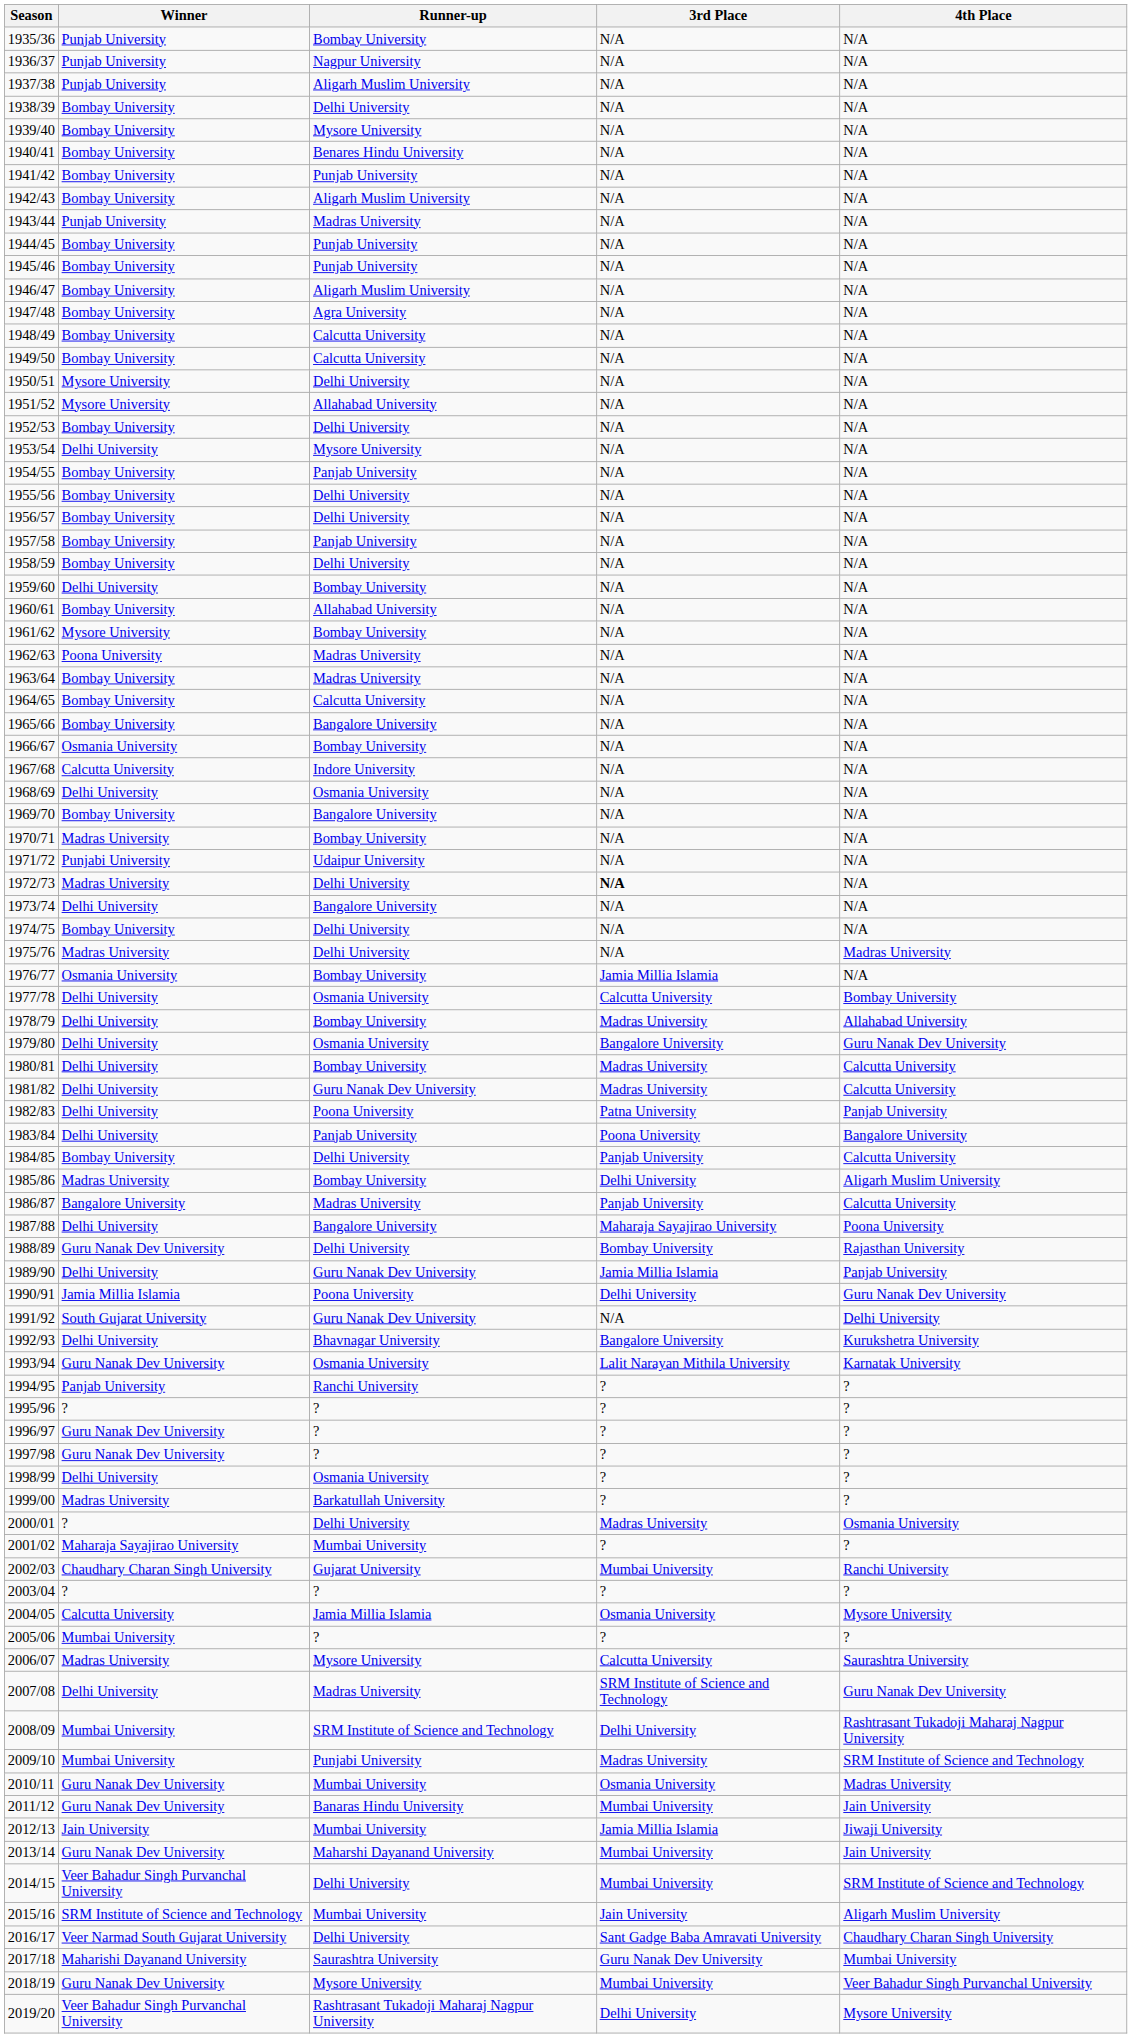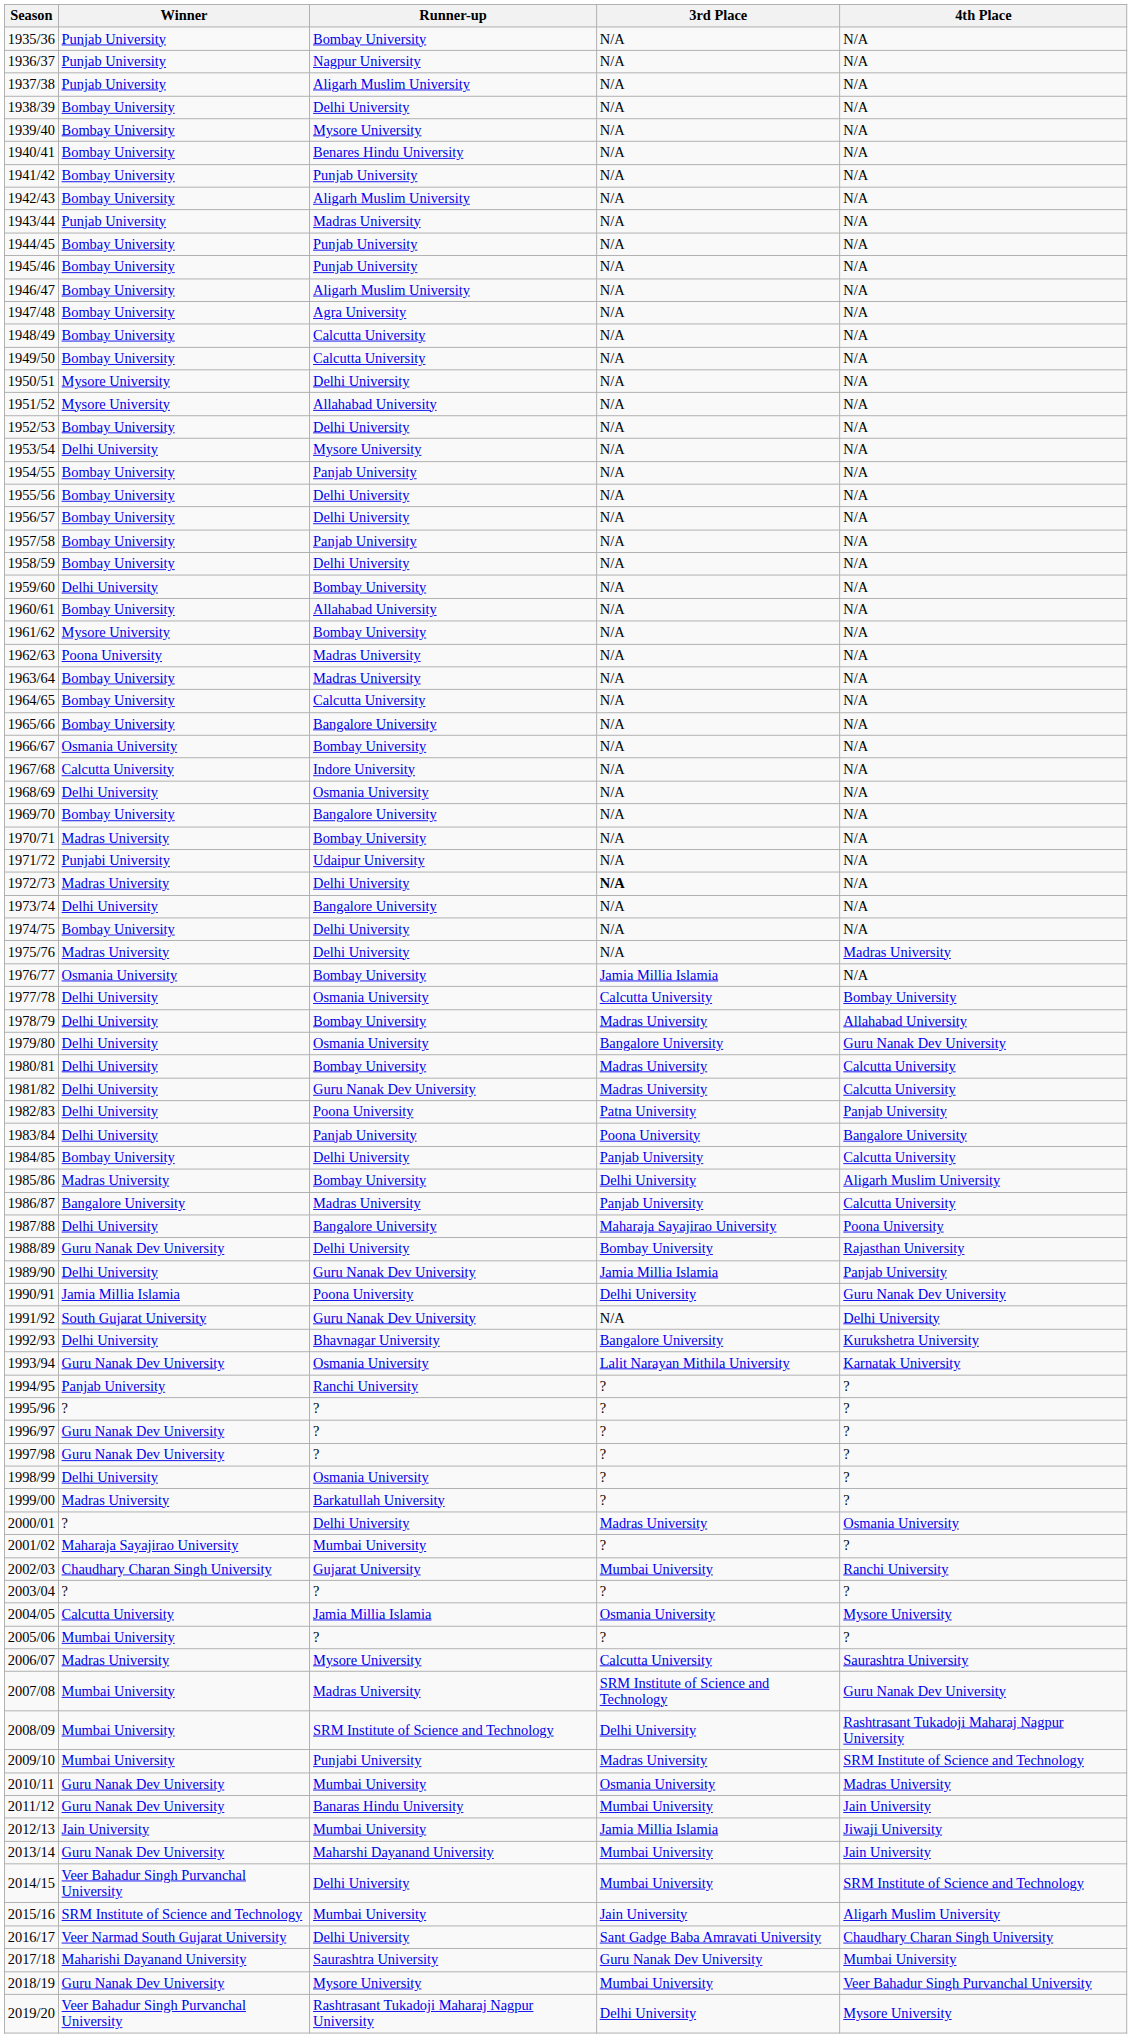(110, 1691) Delhi University -> (118, 1691) Mumbai University
